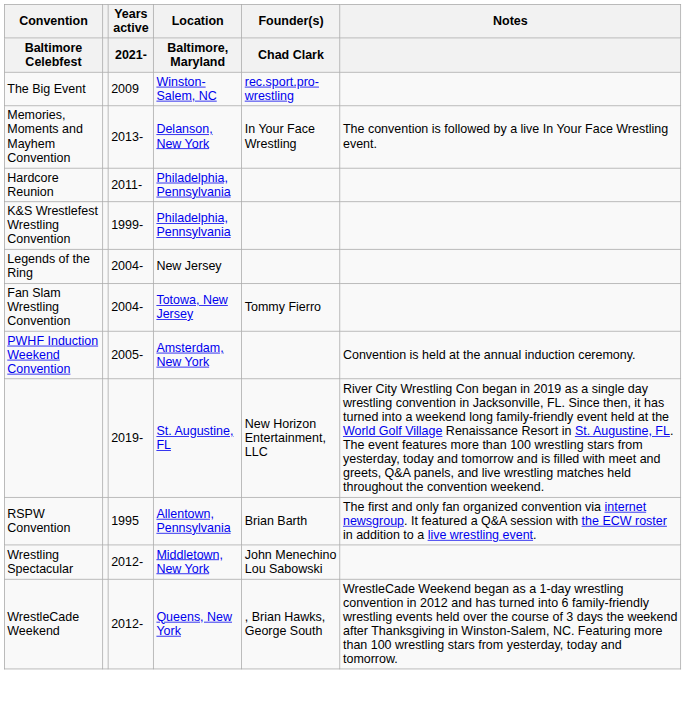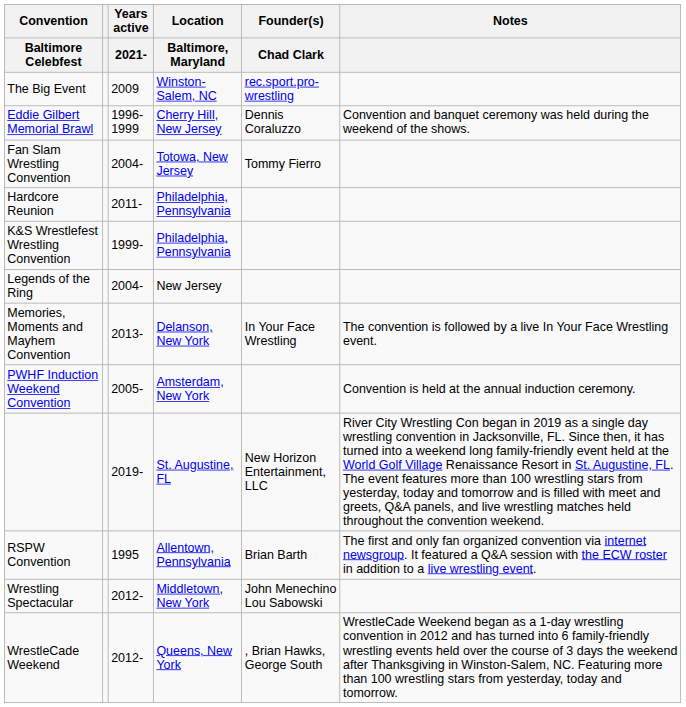+ row: (50, 122)
rows swapped: (39, 307) <-> (45, 136)
